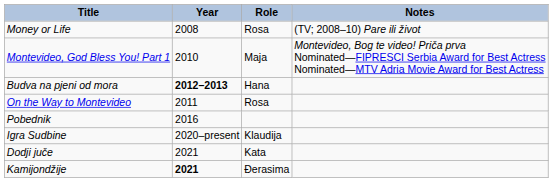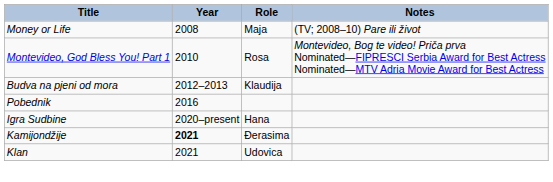(257, 30) Rosa -> (256, 30) Maja
(256, 58) Maja -> (257, 58) Rosa
(201, 86) bold -> (201, 86) normal
(257, 86) Hana -> (263, 86) Klaudija
- row: (69, 103)
(263, 136) Klaudija -> (257, 119) Hana
- row: (30, 153)
+ row: (17, 153)
